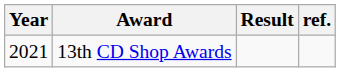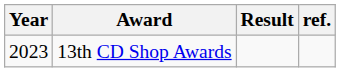(29, 50) 2021 -> (29, 50) 2023
